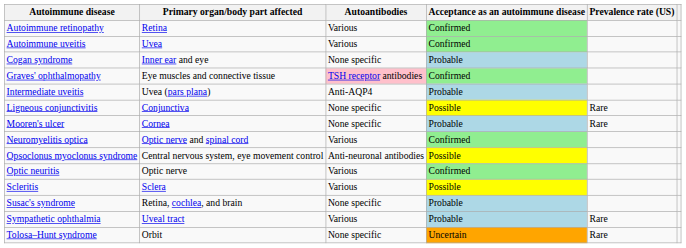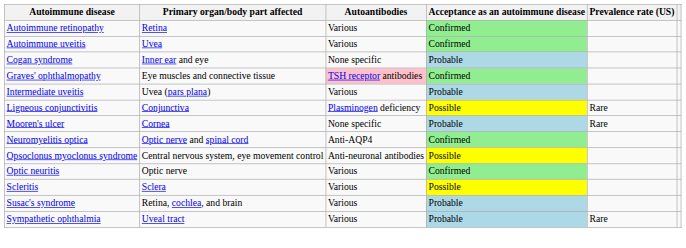(350, 92) Anti-AQP4 -> (343, 92) Various
(355, 108) None specific -> (374, 108) Plasminogen deficiency
(343, 140) Various -> (350, 140) Anti-AQP4
(355, 203) None specific -> (343, 203) Various
- row: (52, 235)
